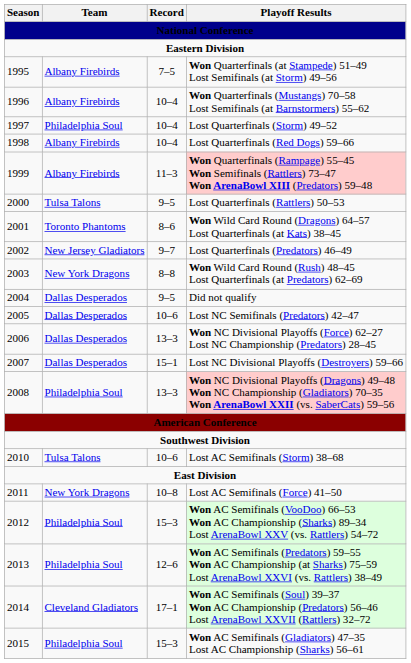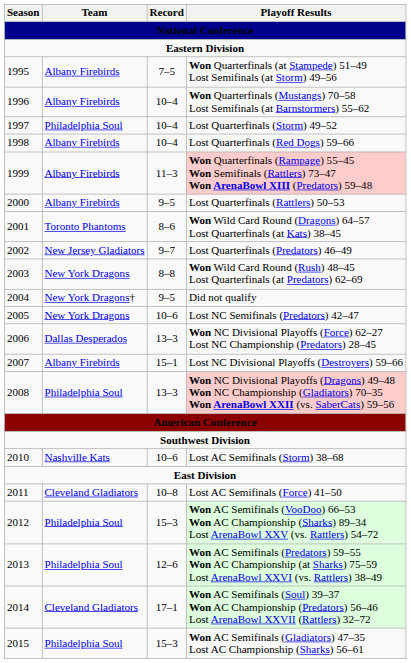(72, 203) Tulsa Talons -> (82, 203) Albany Firebirds
(86, 297) Dallas Desperados -> (90, 297) New York Dragons†
(86, 315) Dallas Desperados -> (87, 315) New York Dragons
(86, 362) Dallas Desperados -> (82, 362) Albany Firebirds
(72, 457) Tulsa Talons -> (77, 457) Nashville Kats
(87, 492) New York Dragons -> (91, 492) Cleveland Gladiators
